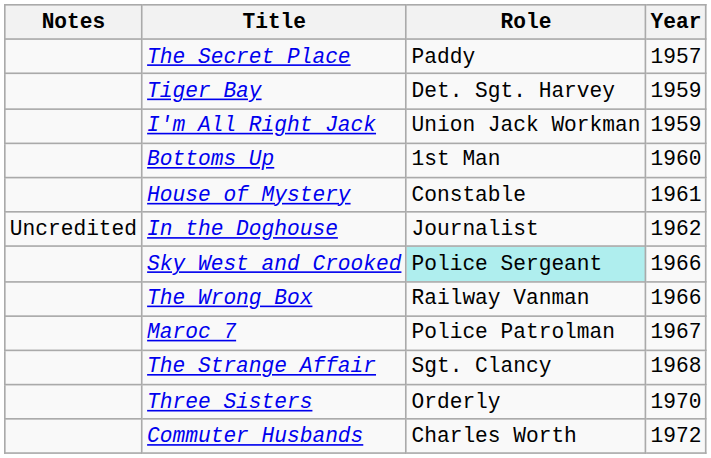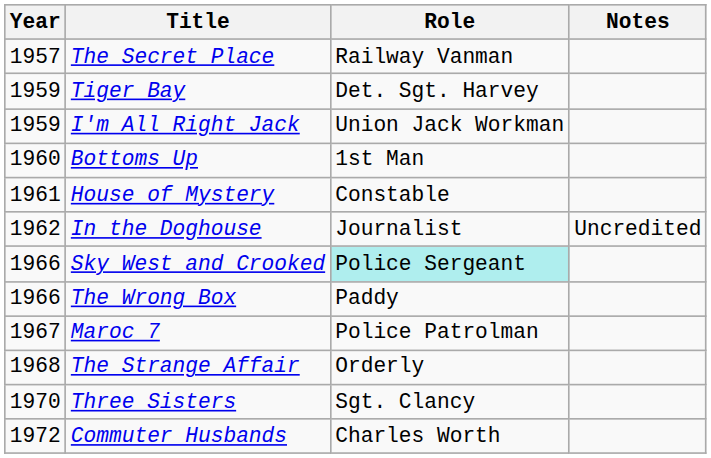columns swapped: (676, 22) <-> (73, 22)
(443, 57) Paddy -> (424, 57) Railway Vanman
(501, 298) Railway Vanman -> (367, 298) Paddy
(481, 367) Sgt. Clancy -> (380, 367) Orderly
(456, 402) Orderly -> (405, 402) Sgt. Clancy
